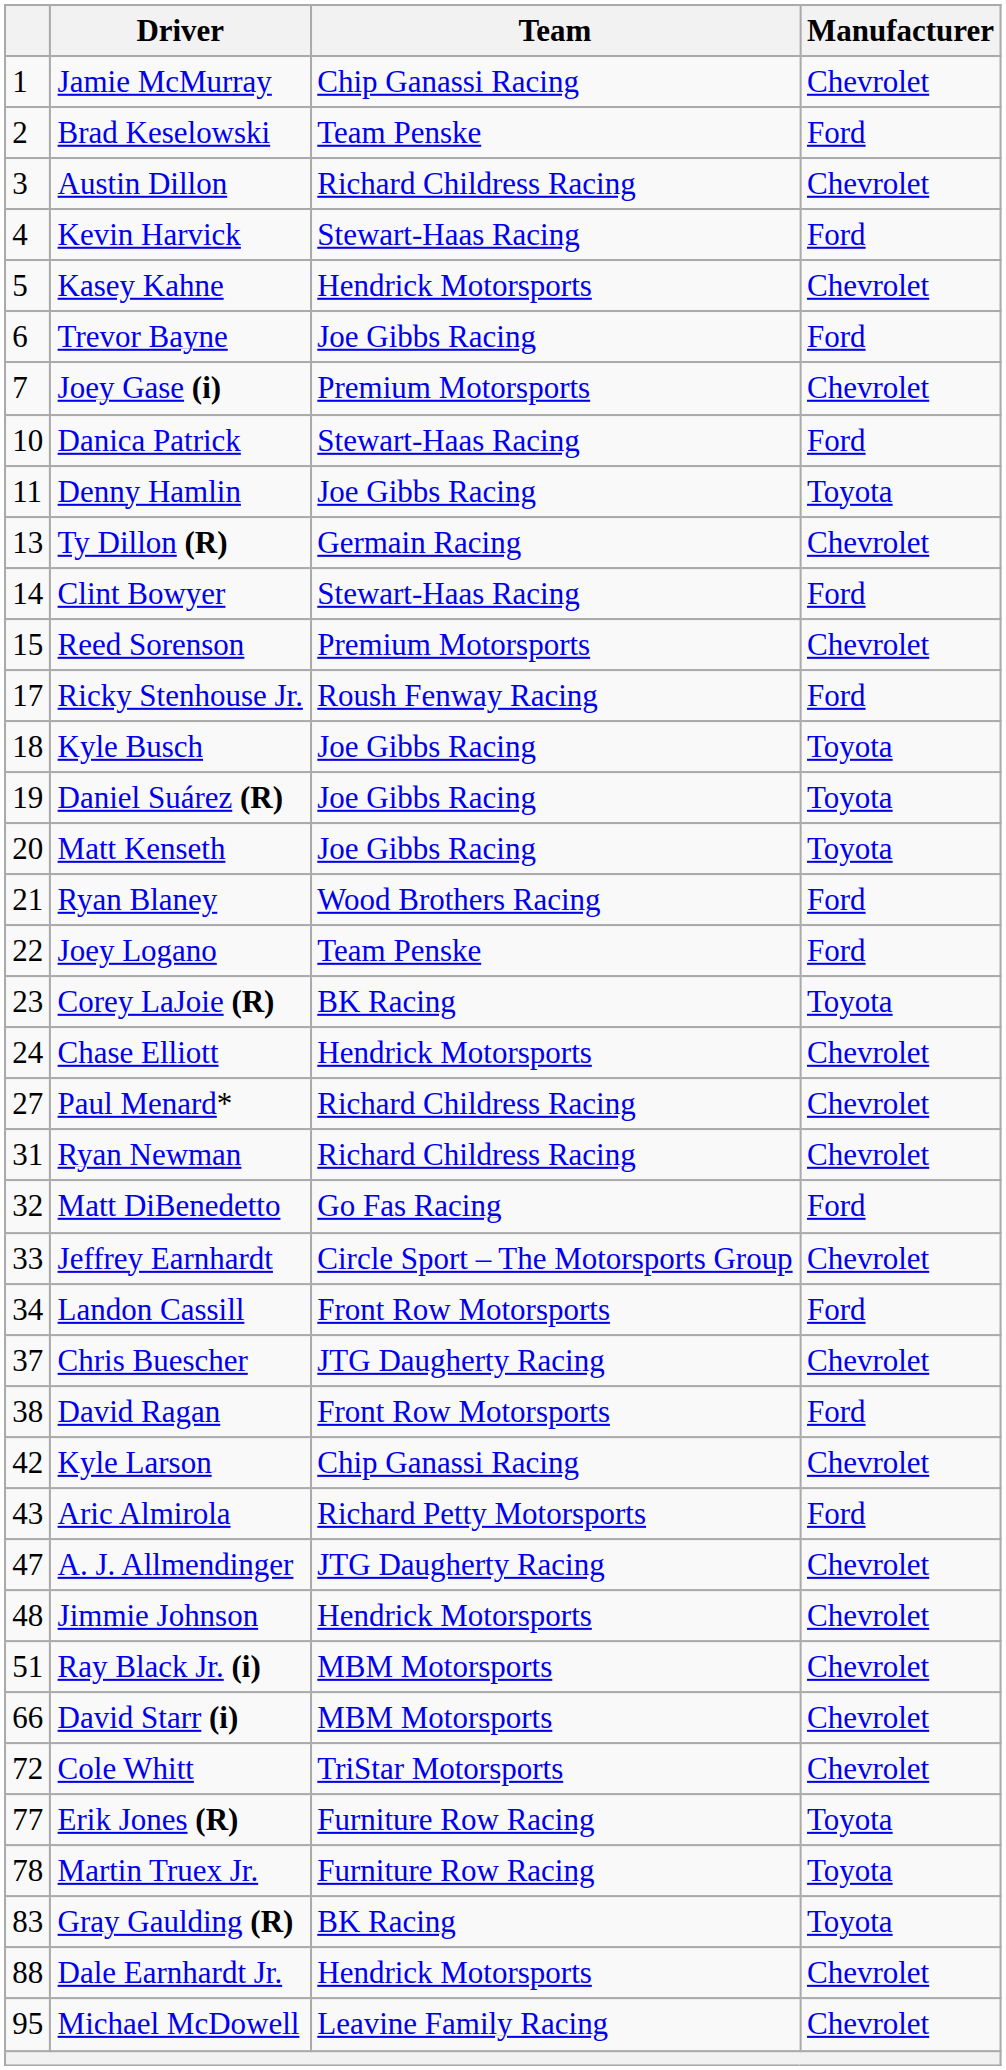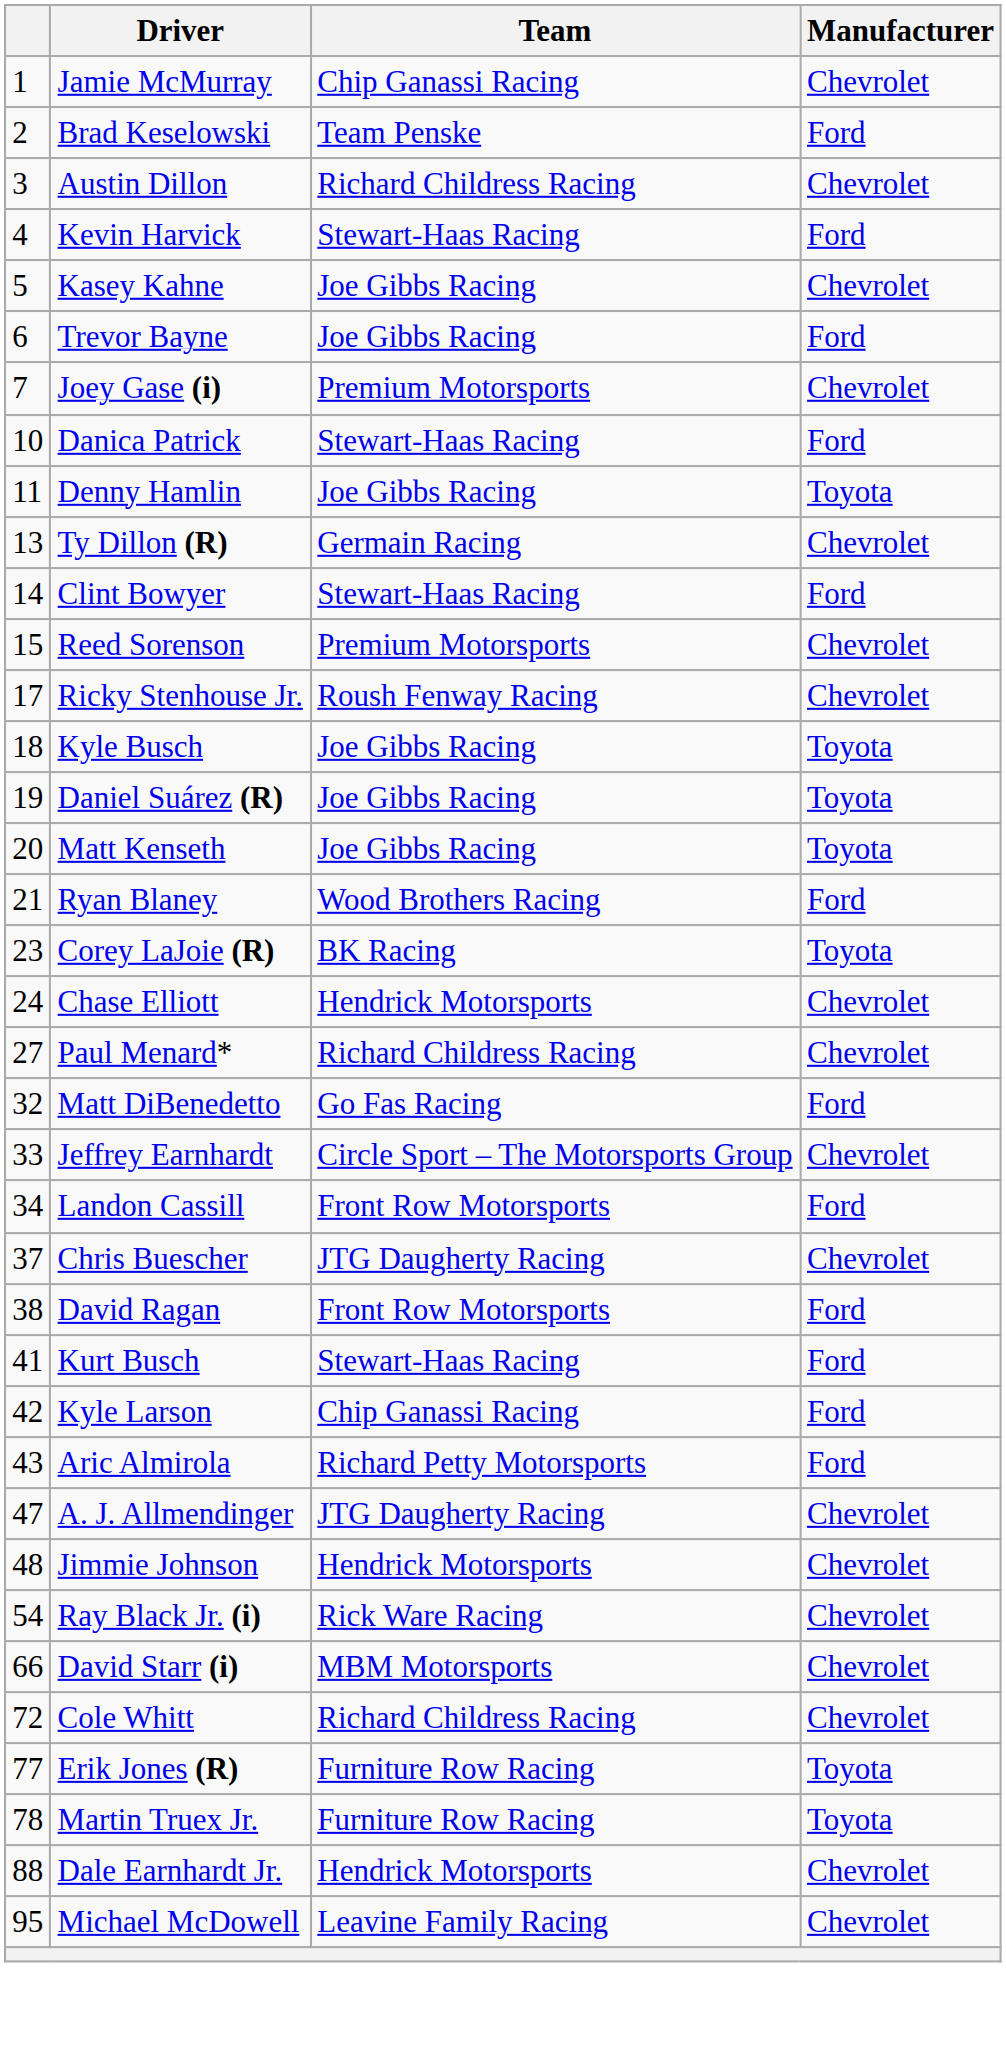(455, 285) Hendrick Motorsports -> (427, 285) Joe Gibbs Racing
(836, 694) Ford -> (868, 694) Chevrolet
- row: (137, 950)
- row: (149, 1155)
+ row: (129, 1359)
(868, 1461) Chevrolet -> (836, 1410) Ford
(28, 1666) 51 -> (28, 1615) 54
(435, 1666) MBM Motorsports -> (430, 1615) Rick Ware Racing
(440, 1768) TriStar Motorsports -> (476, 1717) Richard Childress Racing
- row: (176, 1921)
